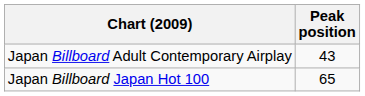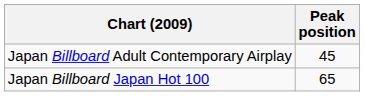(327, 56) 43 -> (327, 56) 45
